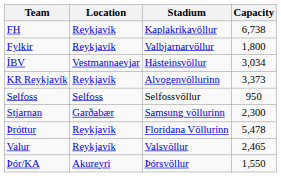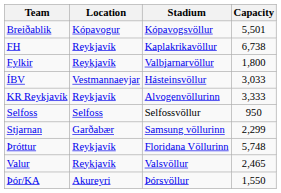+ row: (29, 29)
(254, 63) 3,034 -> (254, 79) 3,033
(254, 79) 3,373 -> (254, 96) 3,333
(254, 113) 2,300 -> (254, 130) 2,299
(254, 130) 5,478 -> (254, 146) 5,748
